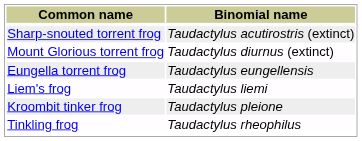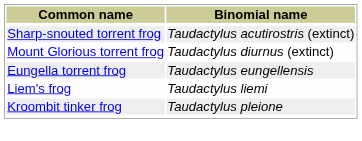- row: (43, 124)
